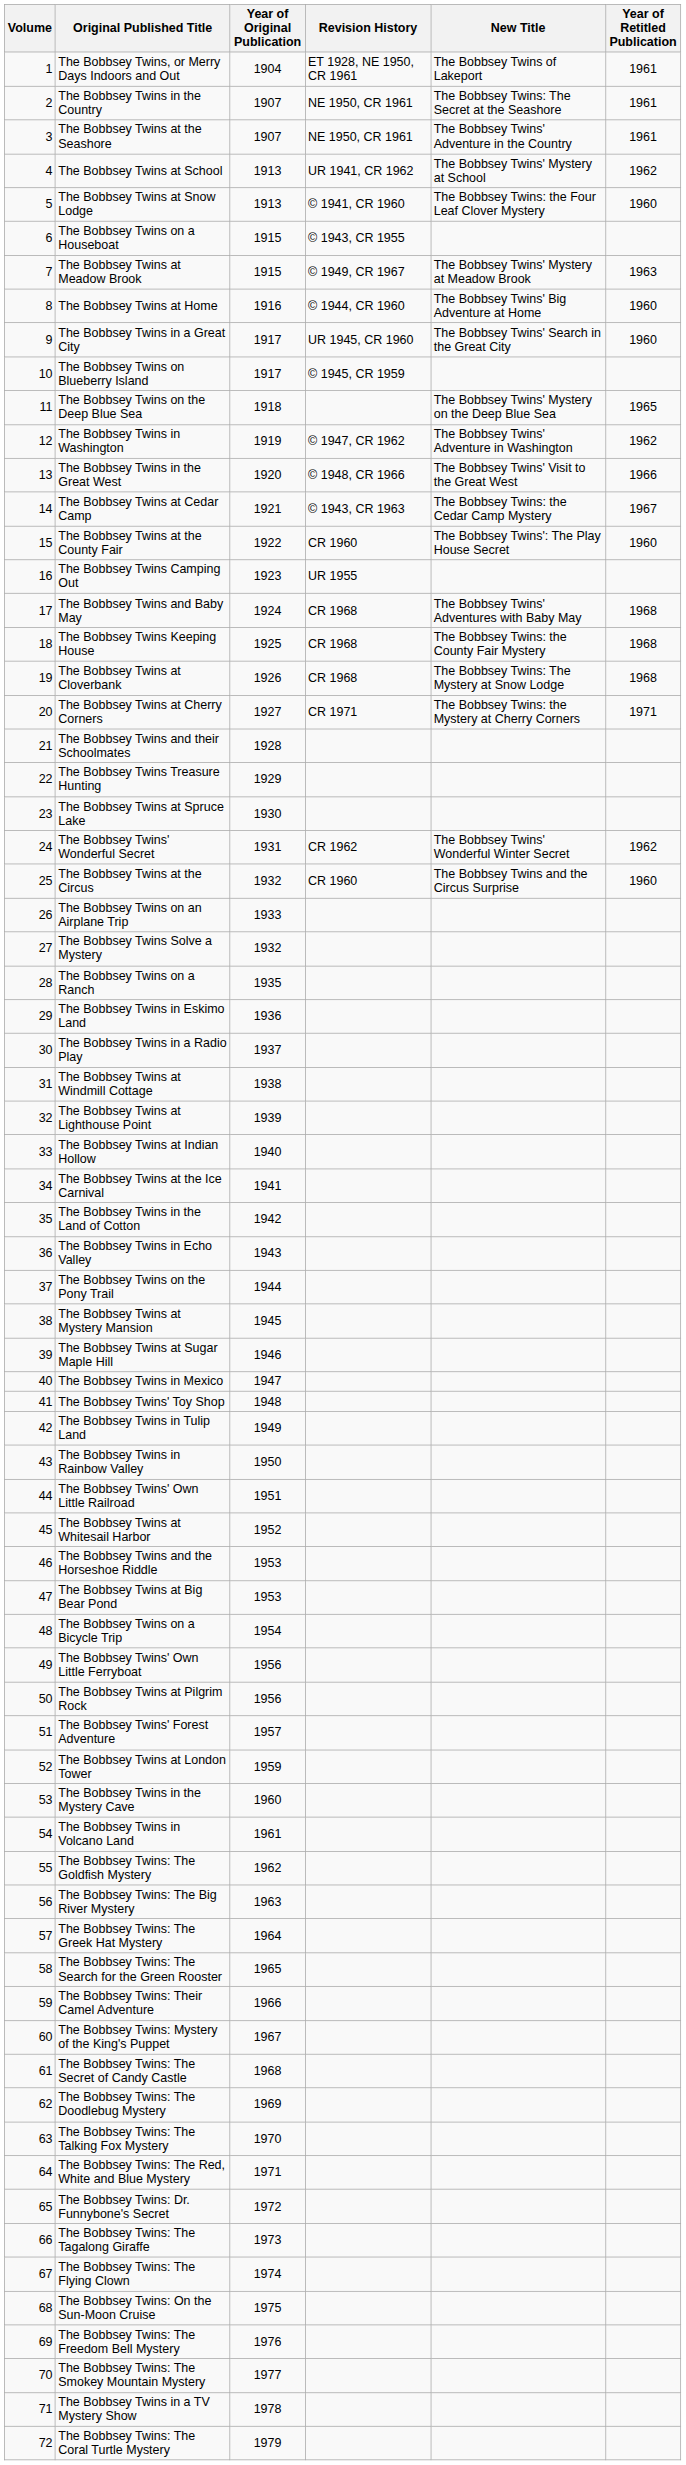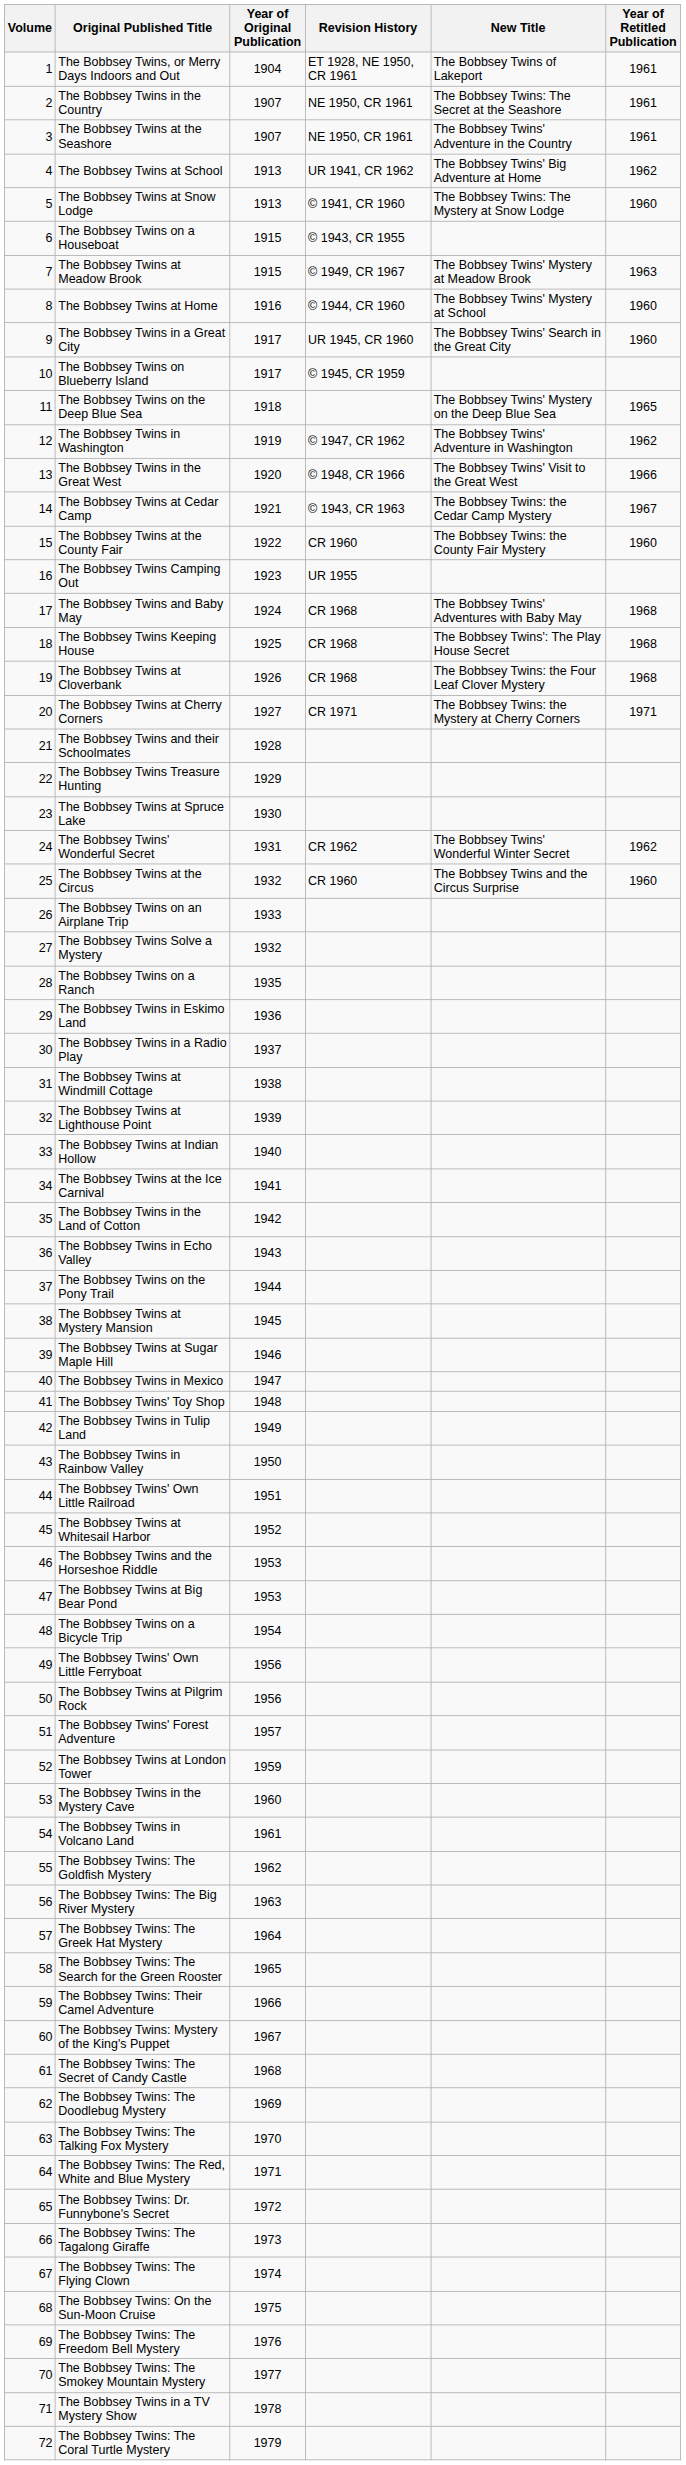(513, 170) The Bobbsey Twins' Mystery at School -> (500, 170) The Bobbsey Twins' Big Adventure at Home
(515, 204) The Bobbsey Twins: the Four Leaf Clover Mystery -> (502, 204) The Bobbsey Twins: The Mystery at Snow Lodge
(500, 306) The Bobbsey Twins' Big Adventure at Home -> (513, 306) The Bobbsey Twins' Mystery at School
(517, 542) The Bobbsey Twins': The Play House Secret -> (500, 542) The Bobbsey Twins: the County Fair Mystery
(500, 644) The Bobbsey Twins: the County Fair Mystery -> (517, 644) The Bobbsey Twins': The Play House Secret
(502, 678) The Bobbsey Twins: The Mystery at Snow Lodge -> (515, 678) The Bobbsey Twins: the Four Leaf Clover Mystery
